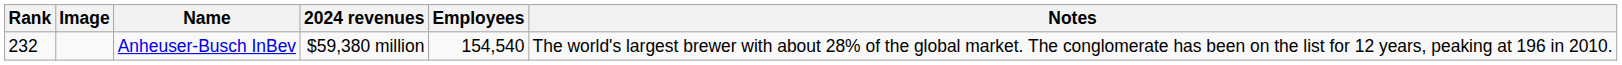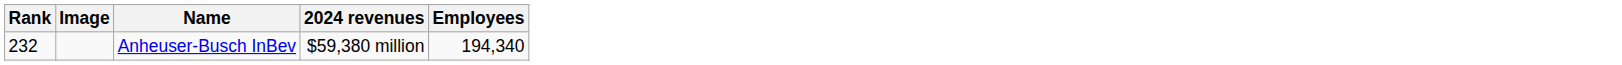- column: (1073, 18)
(493, 45) 154,540 -> (493, 45) 194,340
